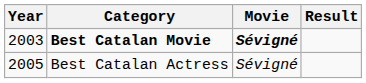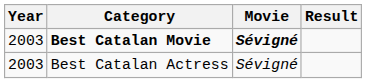(26, 65) 2005 -> (26, 65) 2003
